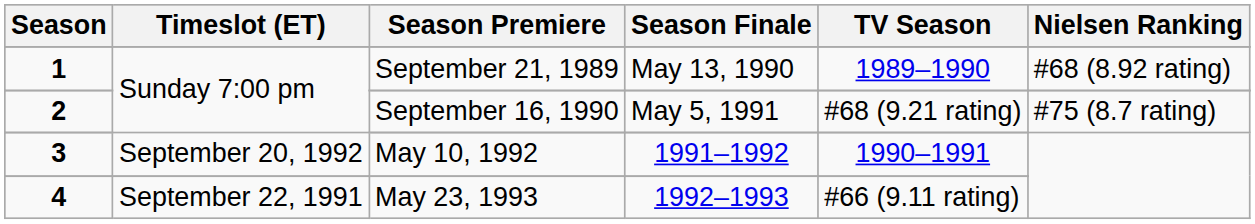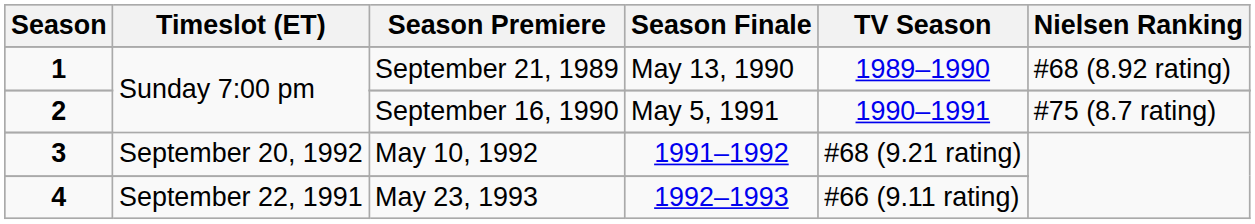(923, 111) #68 (9.21 rating) -> (923, 111) 1990–1991
(923, 153) 1990–1991 -> (923, 153) #68 (9.21 rating)
